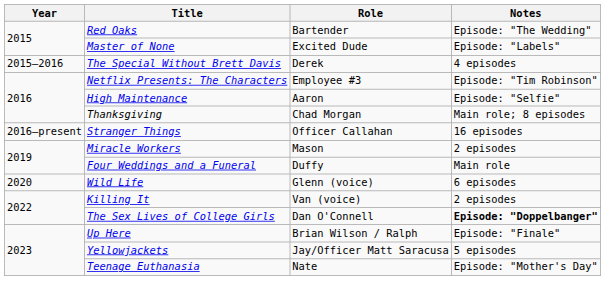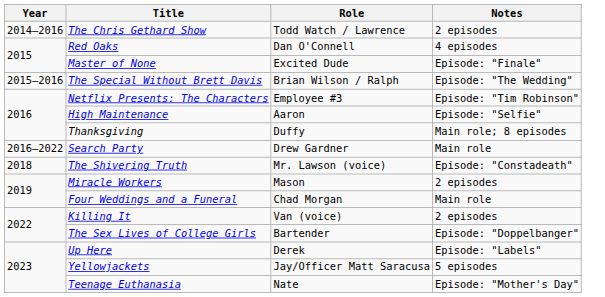+ row: (137, 30)
(320, 30) Bartender -> (314, 47) Dan O'Connell
(523, 30) Episode: "The Wedding" -> (466, 47) 4 episodes
(507, 47) Episode: "Labels" -> (488, 64) Episode: "Finale"
(308, 64) Derek -> (336, 81) Brian Wilson / Ralph
(485, 64) 4 episodes -> (504, 81) Episode: "The Wedding"
(327, 115) Chad Morgan -> (289, 132) Duffy
- row: (134, 132)
+ row: (106, 148)
+ row: (128, 165)
(308, 165) Duffy -> (308, 199) Chad Morgan
- row: (115, 182)
(333, 216) Dan O'Connell -> (302, 233) Bartender
(526, 216) bold -> (507, 233) normal
(355, 233) Brian Wilson / Ralph -> (289, 250) Derek
(507, 233) Episode: "Finale" -> (488, 250) Episode: "Labels"
